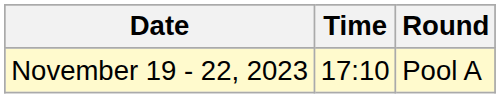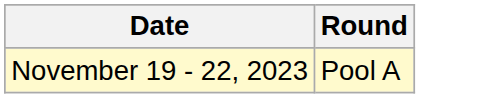- column: (355, 26)
